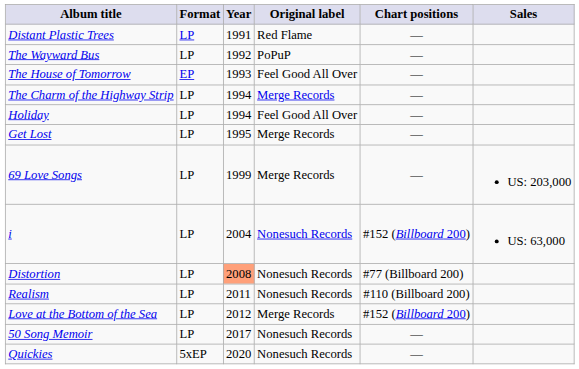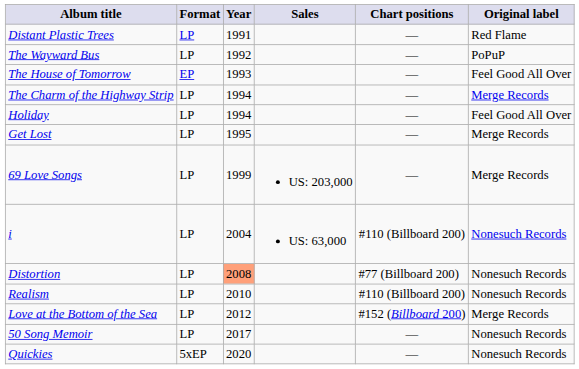columns swapped: (307, 14) <-> (524, 14)
(416, 234) #152 (Billboard 200) -> (412, 234) #110 (Billboard 200)
(238, 293) 2011 -> (239, 293) 2010
